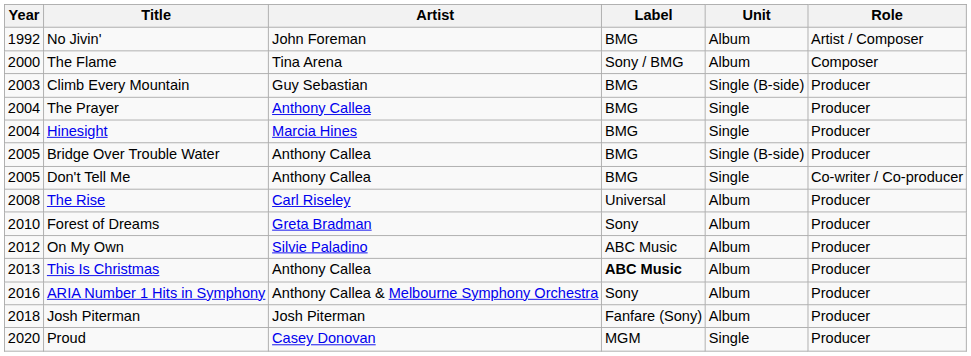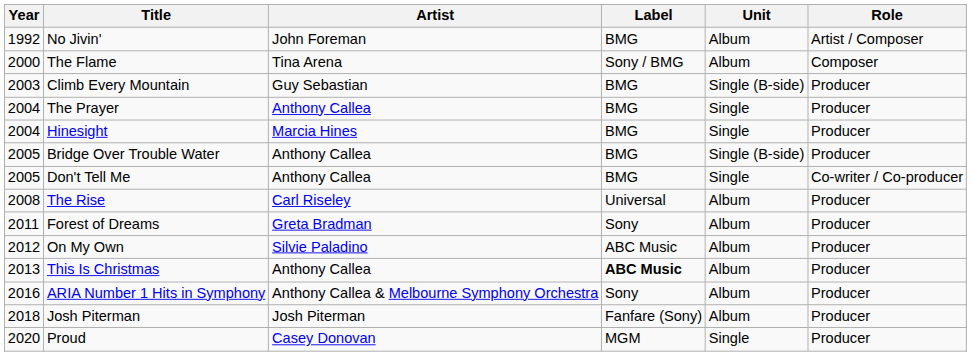(24, 223) 2010 -> (23, 223) 2011
